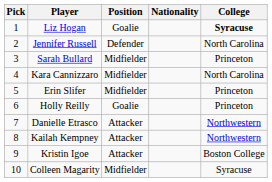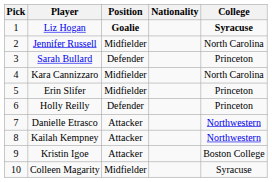(125, 28) normal -> (125, 28) bold
(125, 43) Defender -> (125, 43) Midfielder
(125, 59) Midfielder -> (125, 59) Defender
(125, 106) Goalie -> (125, 106) Defender
